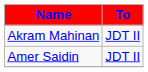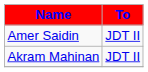rows swapped: (53, 35) <-> (43, 56)
